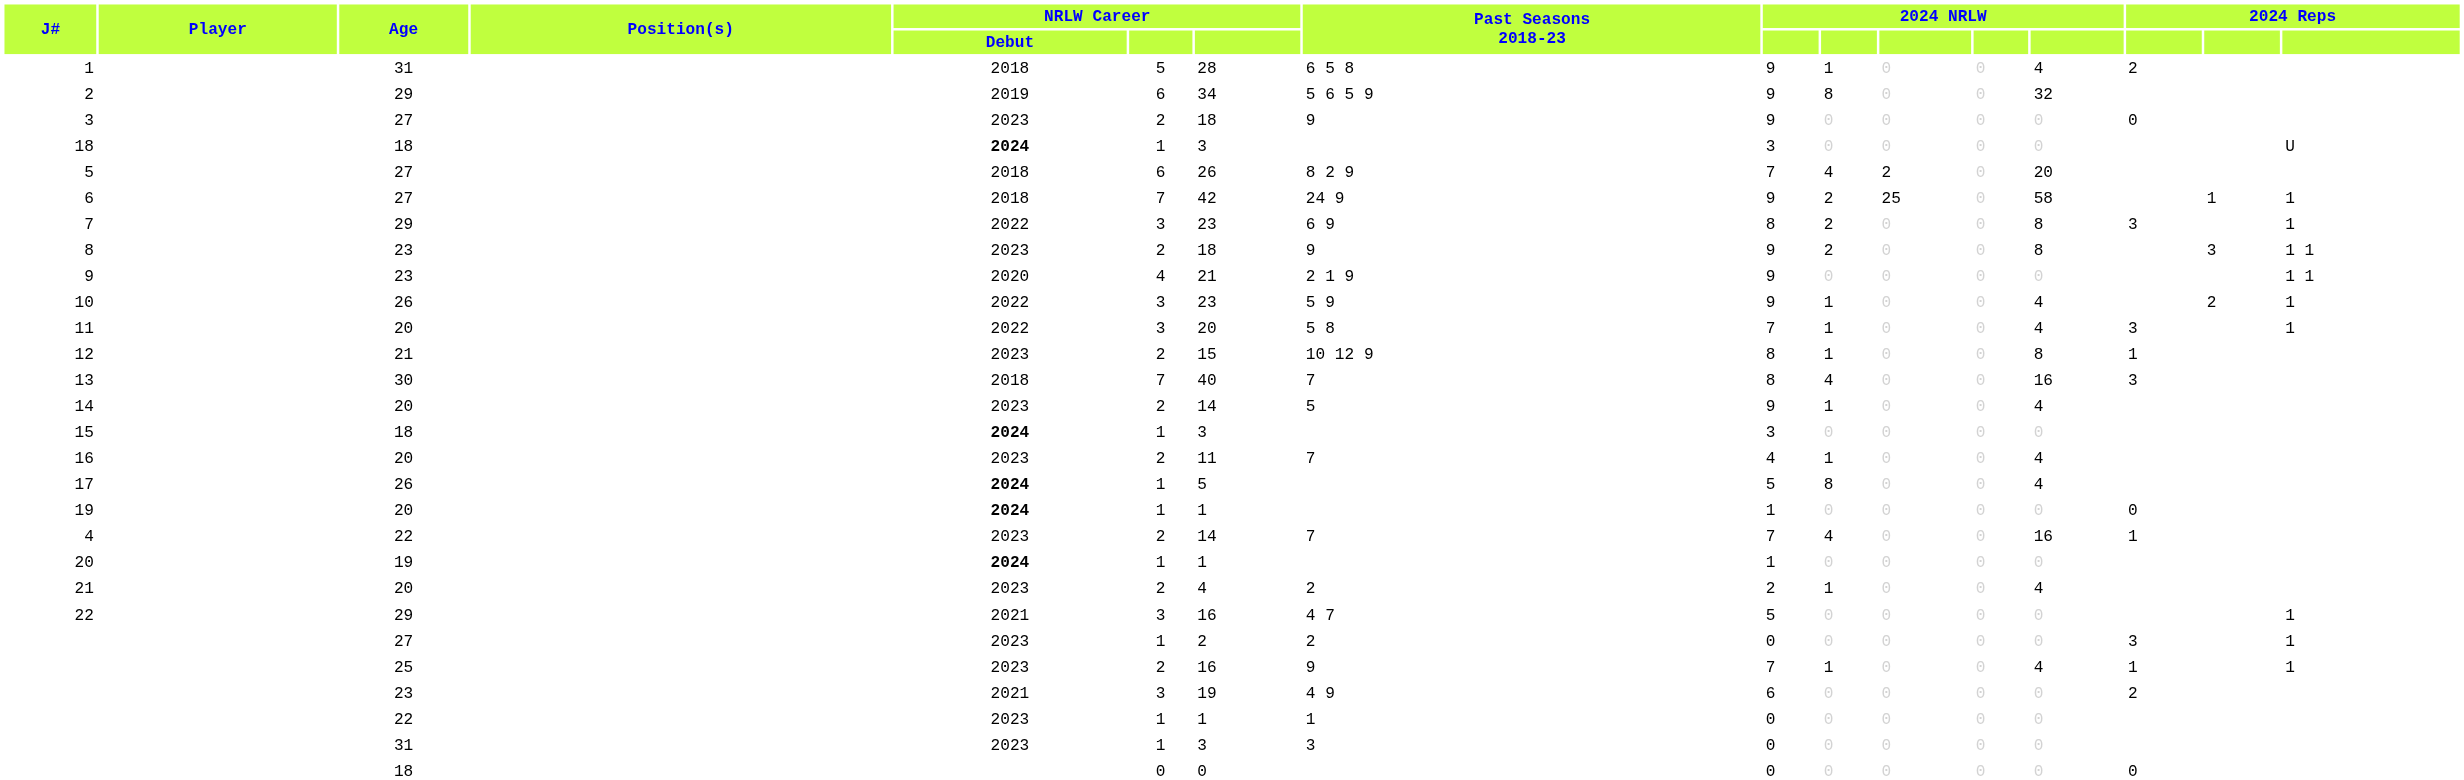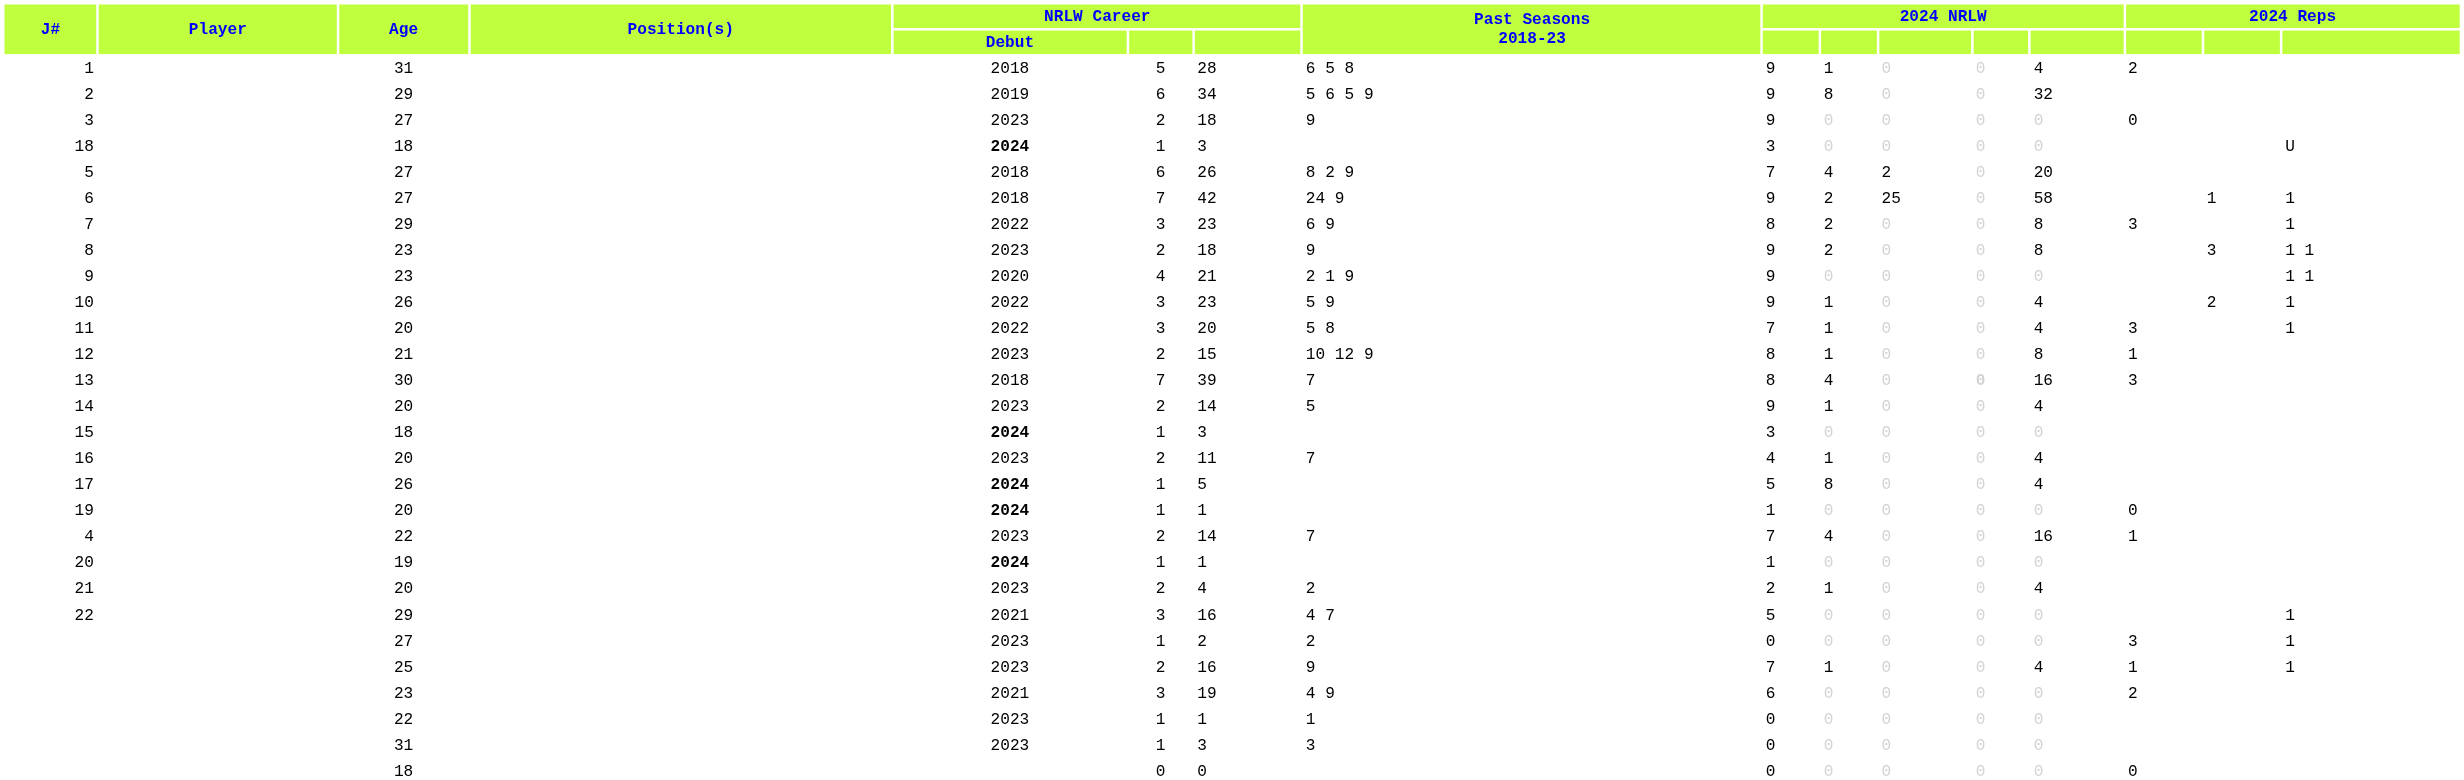(1207, 381) 40 -> (1207, 381) 39
(1981, 381) normal -> (1981, 381) bold
